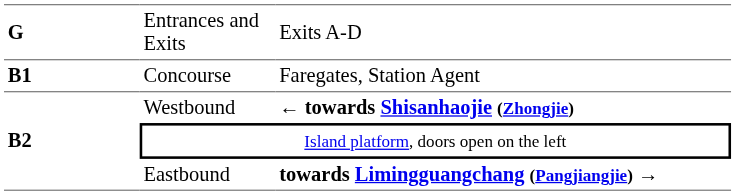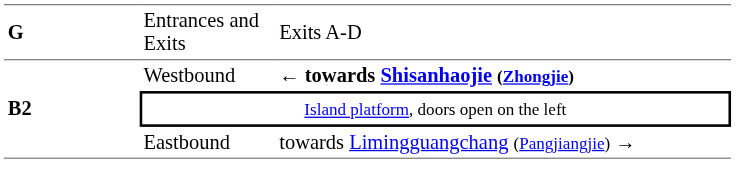- row: (187, 75)
(469, 174) bold -> (458, 142) normal
